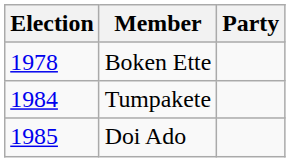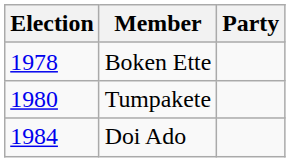(34, 99) 1984 -> (34, 99) 1980
(34, 136) 1985 -> (34, 136) 1984
